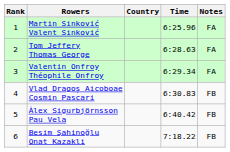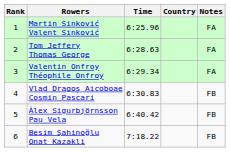columns swapped: (143, 11) <-> (179, 11)
